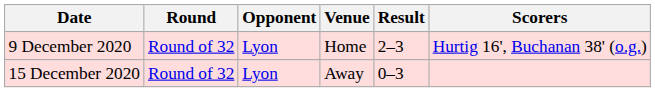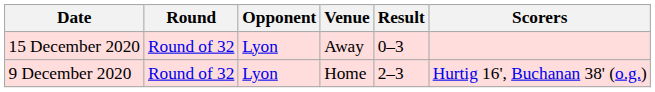rows swapped: (70, 45) <-> (74, 73)
